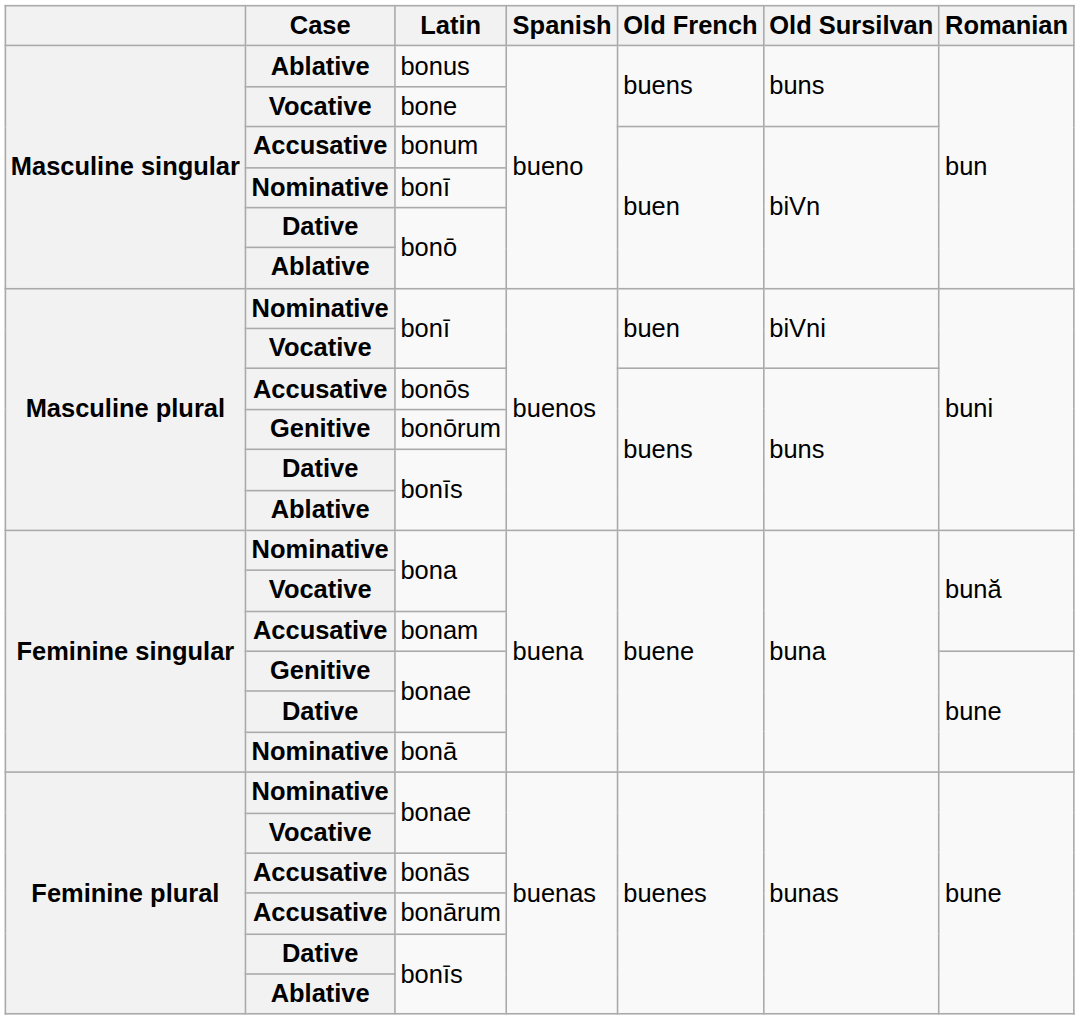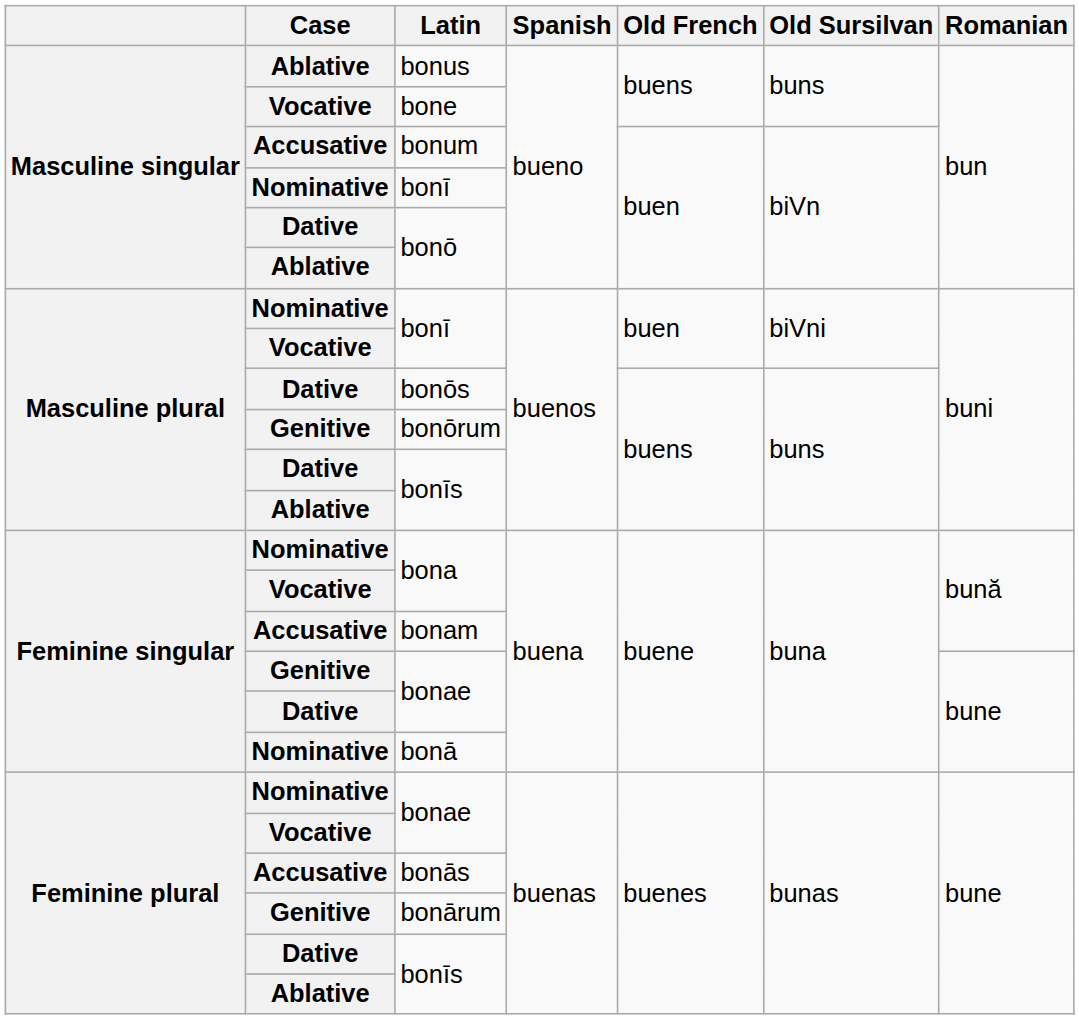(320, 388) Accusative -> (320, 388) Dative
(320, 913) Accusative -> (320, 913) Genitive
